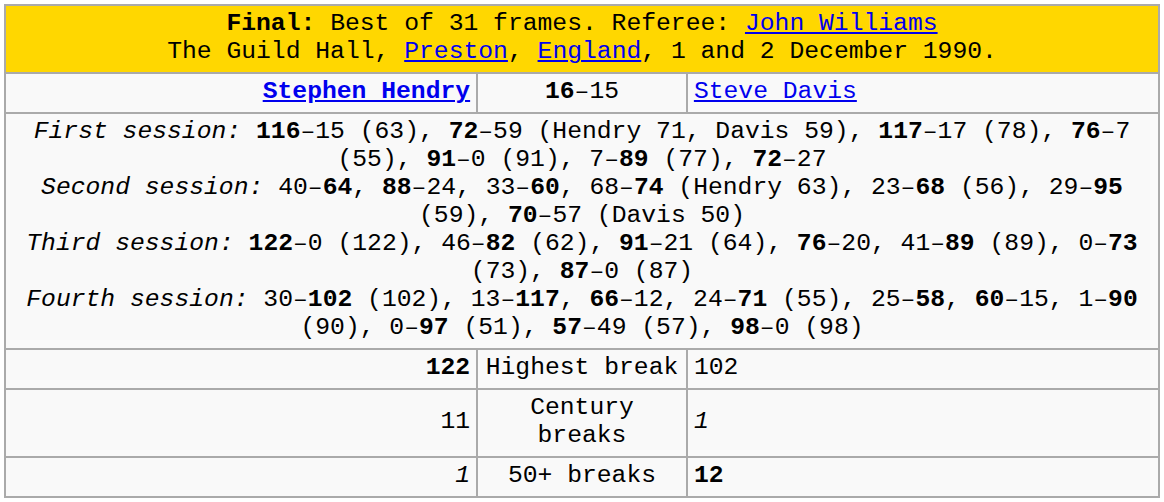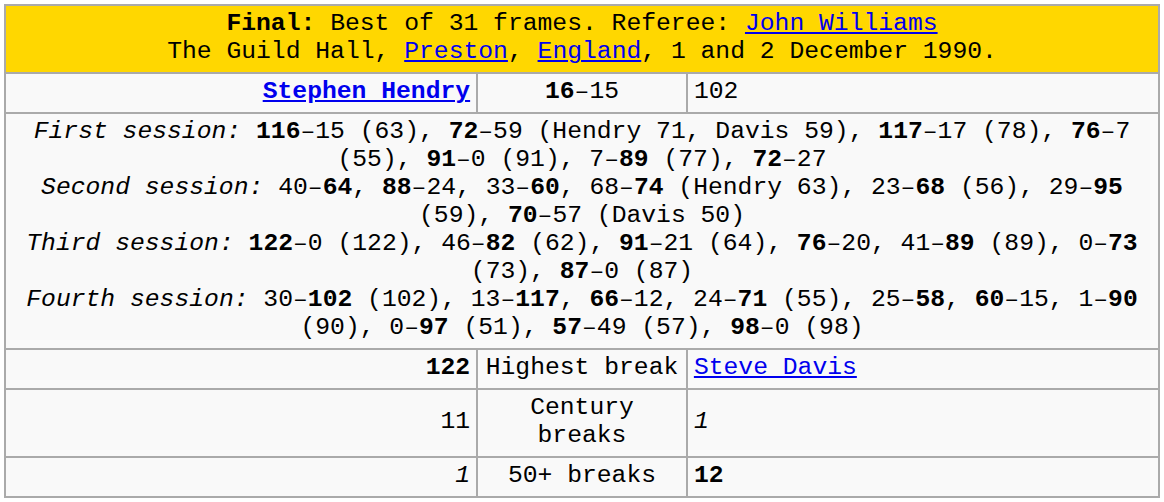(775, 93) Steve Davis -> (716, 93) 102
(716, 369) 102 -> (775, 369) Steve Davis
